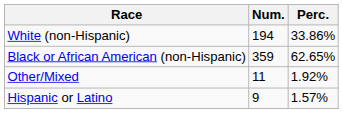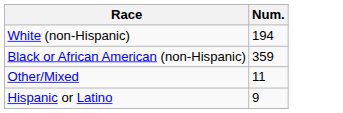- column: (313, 14)
